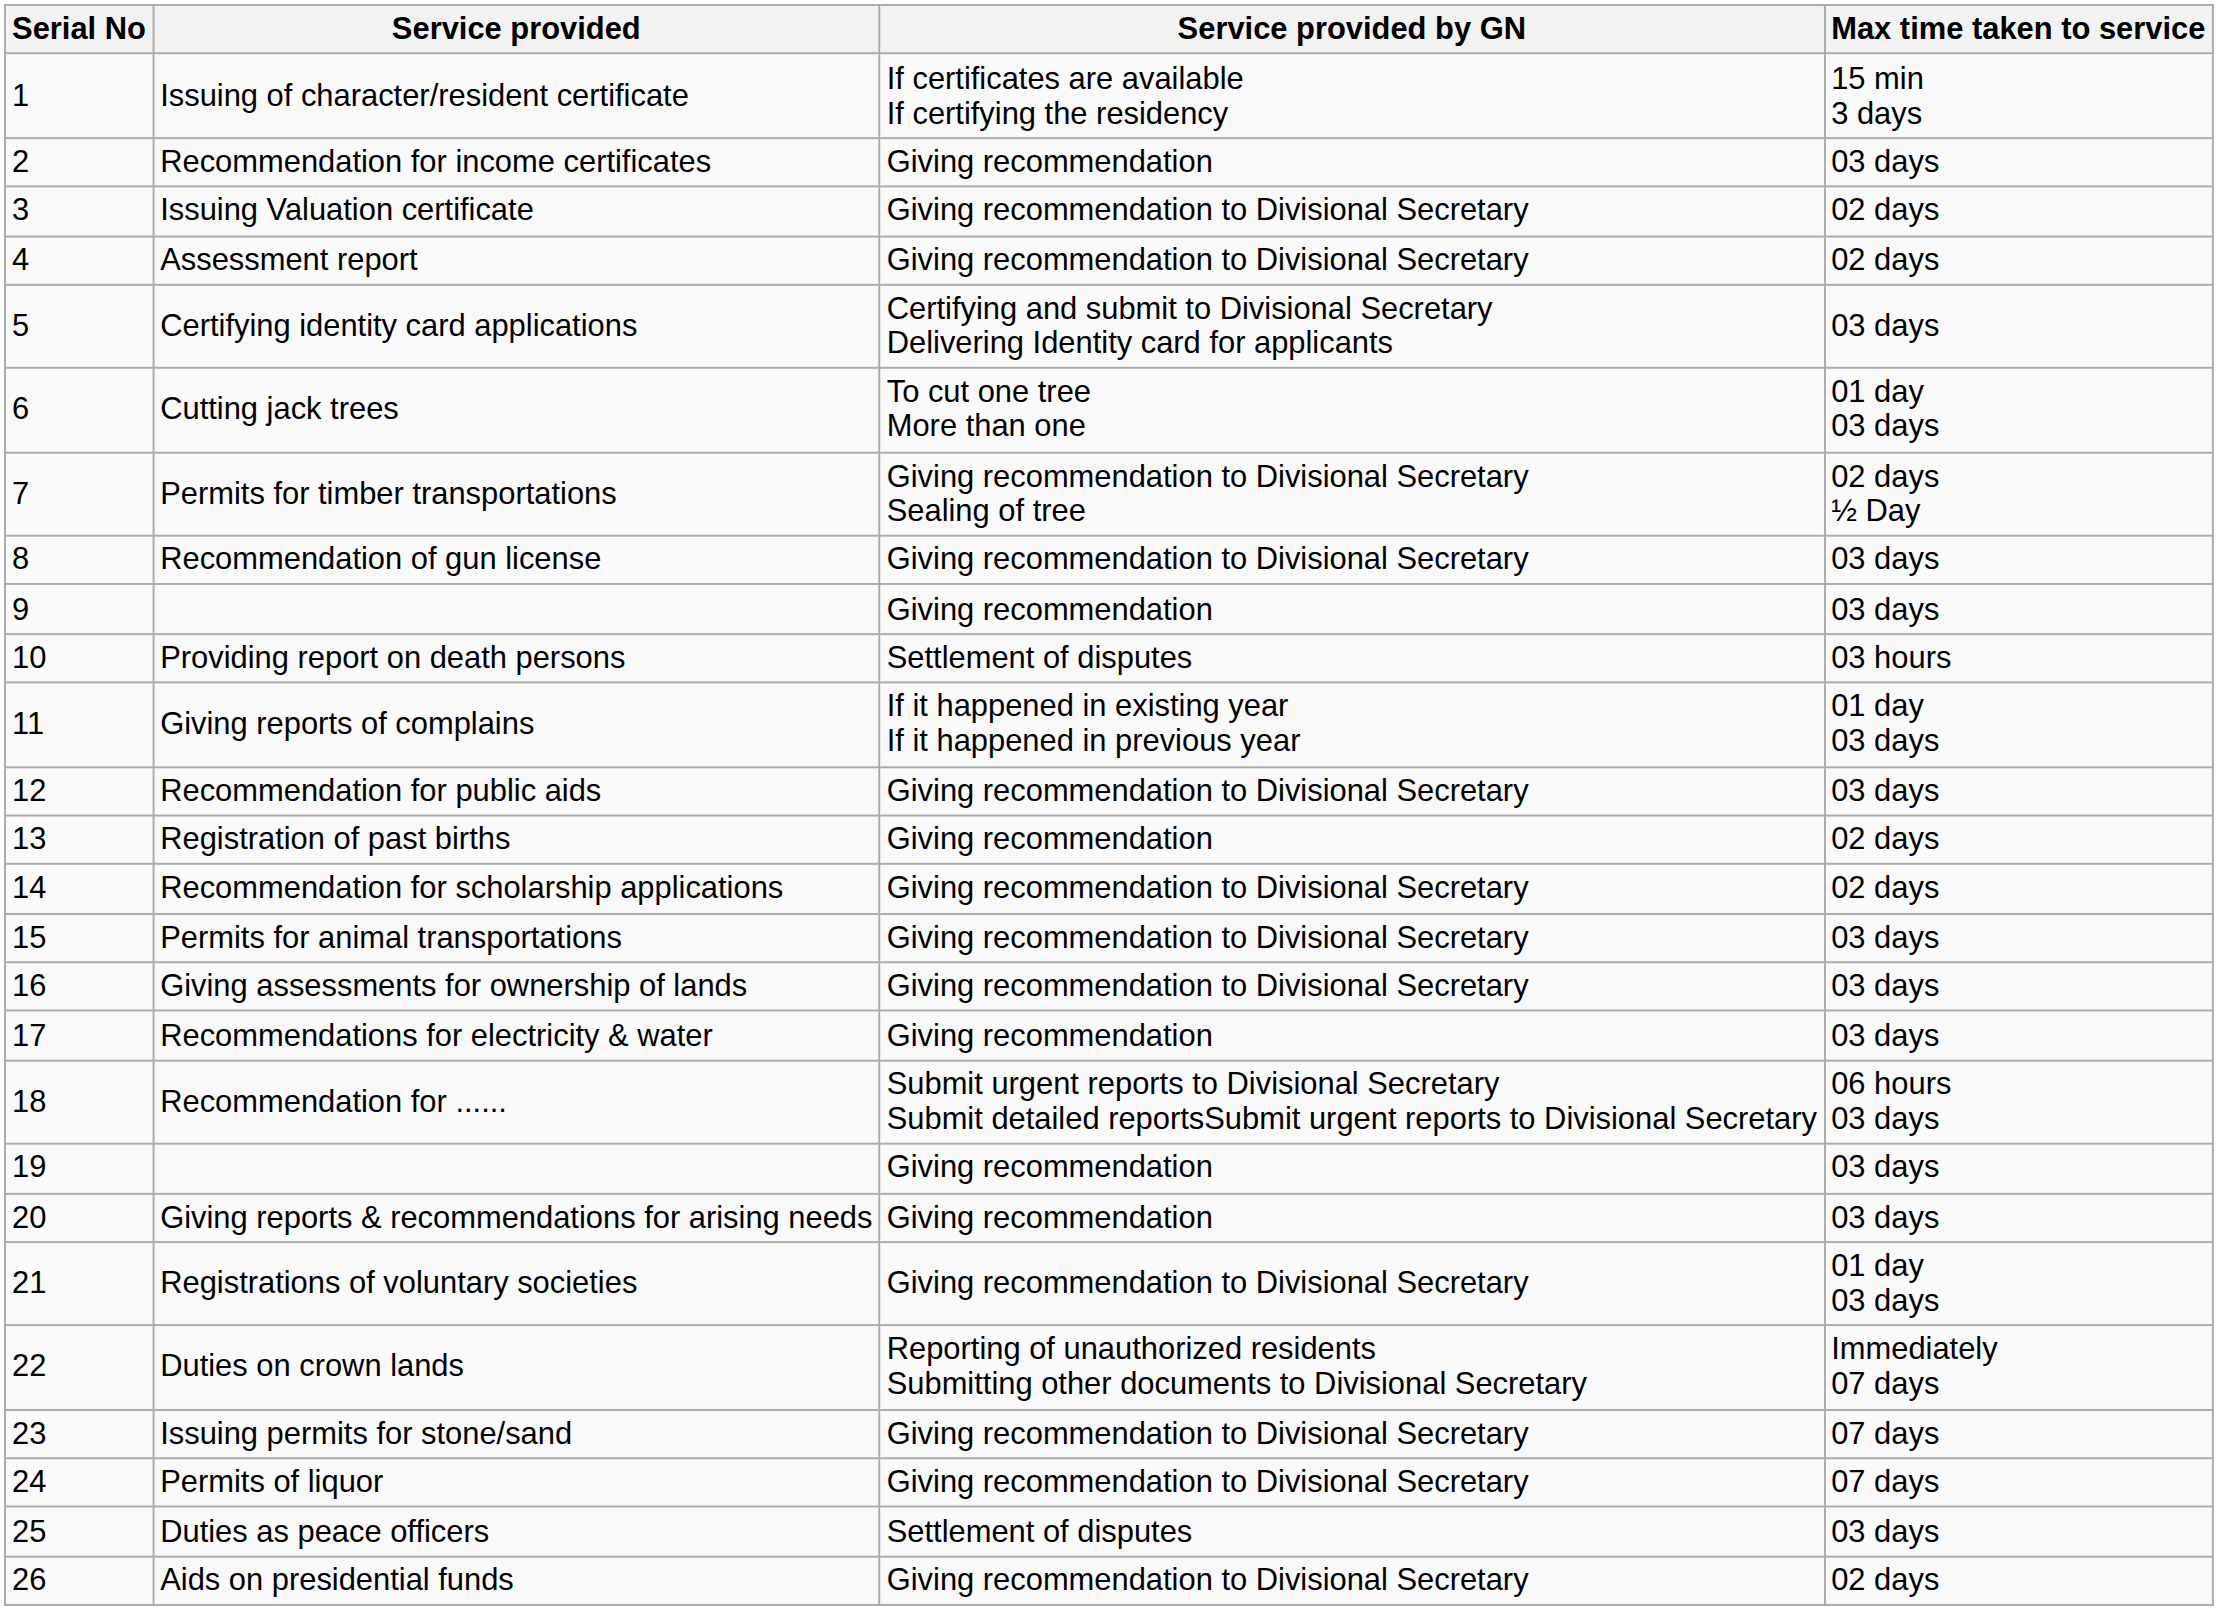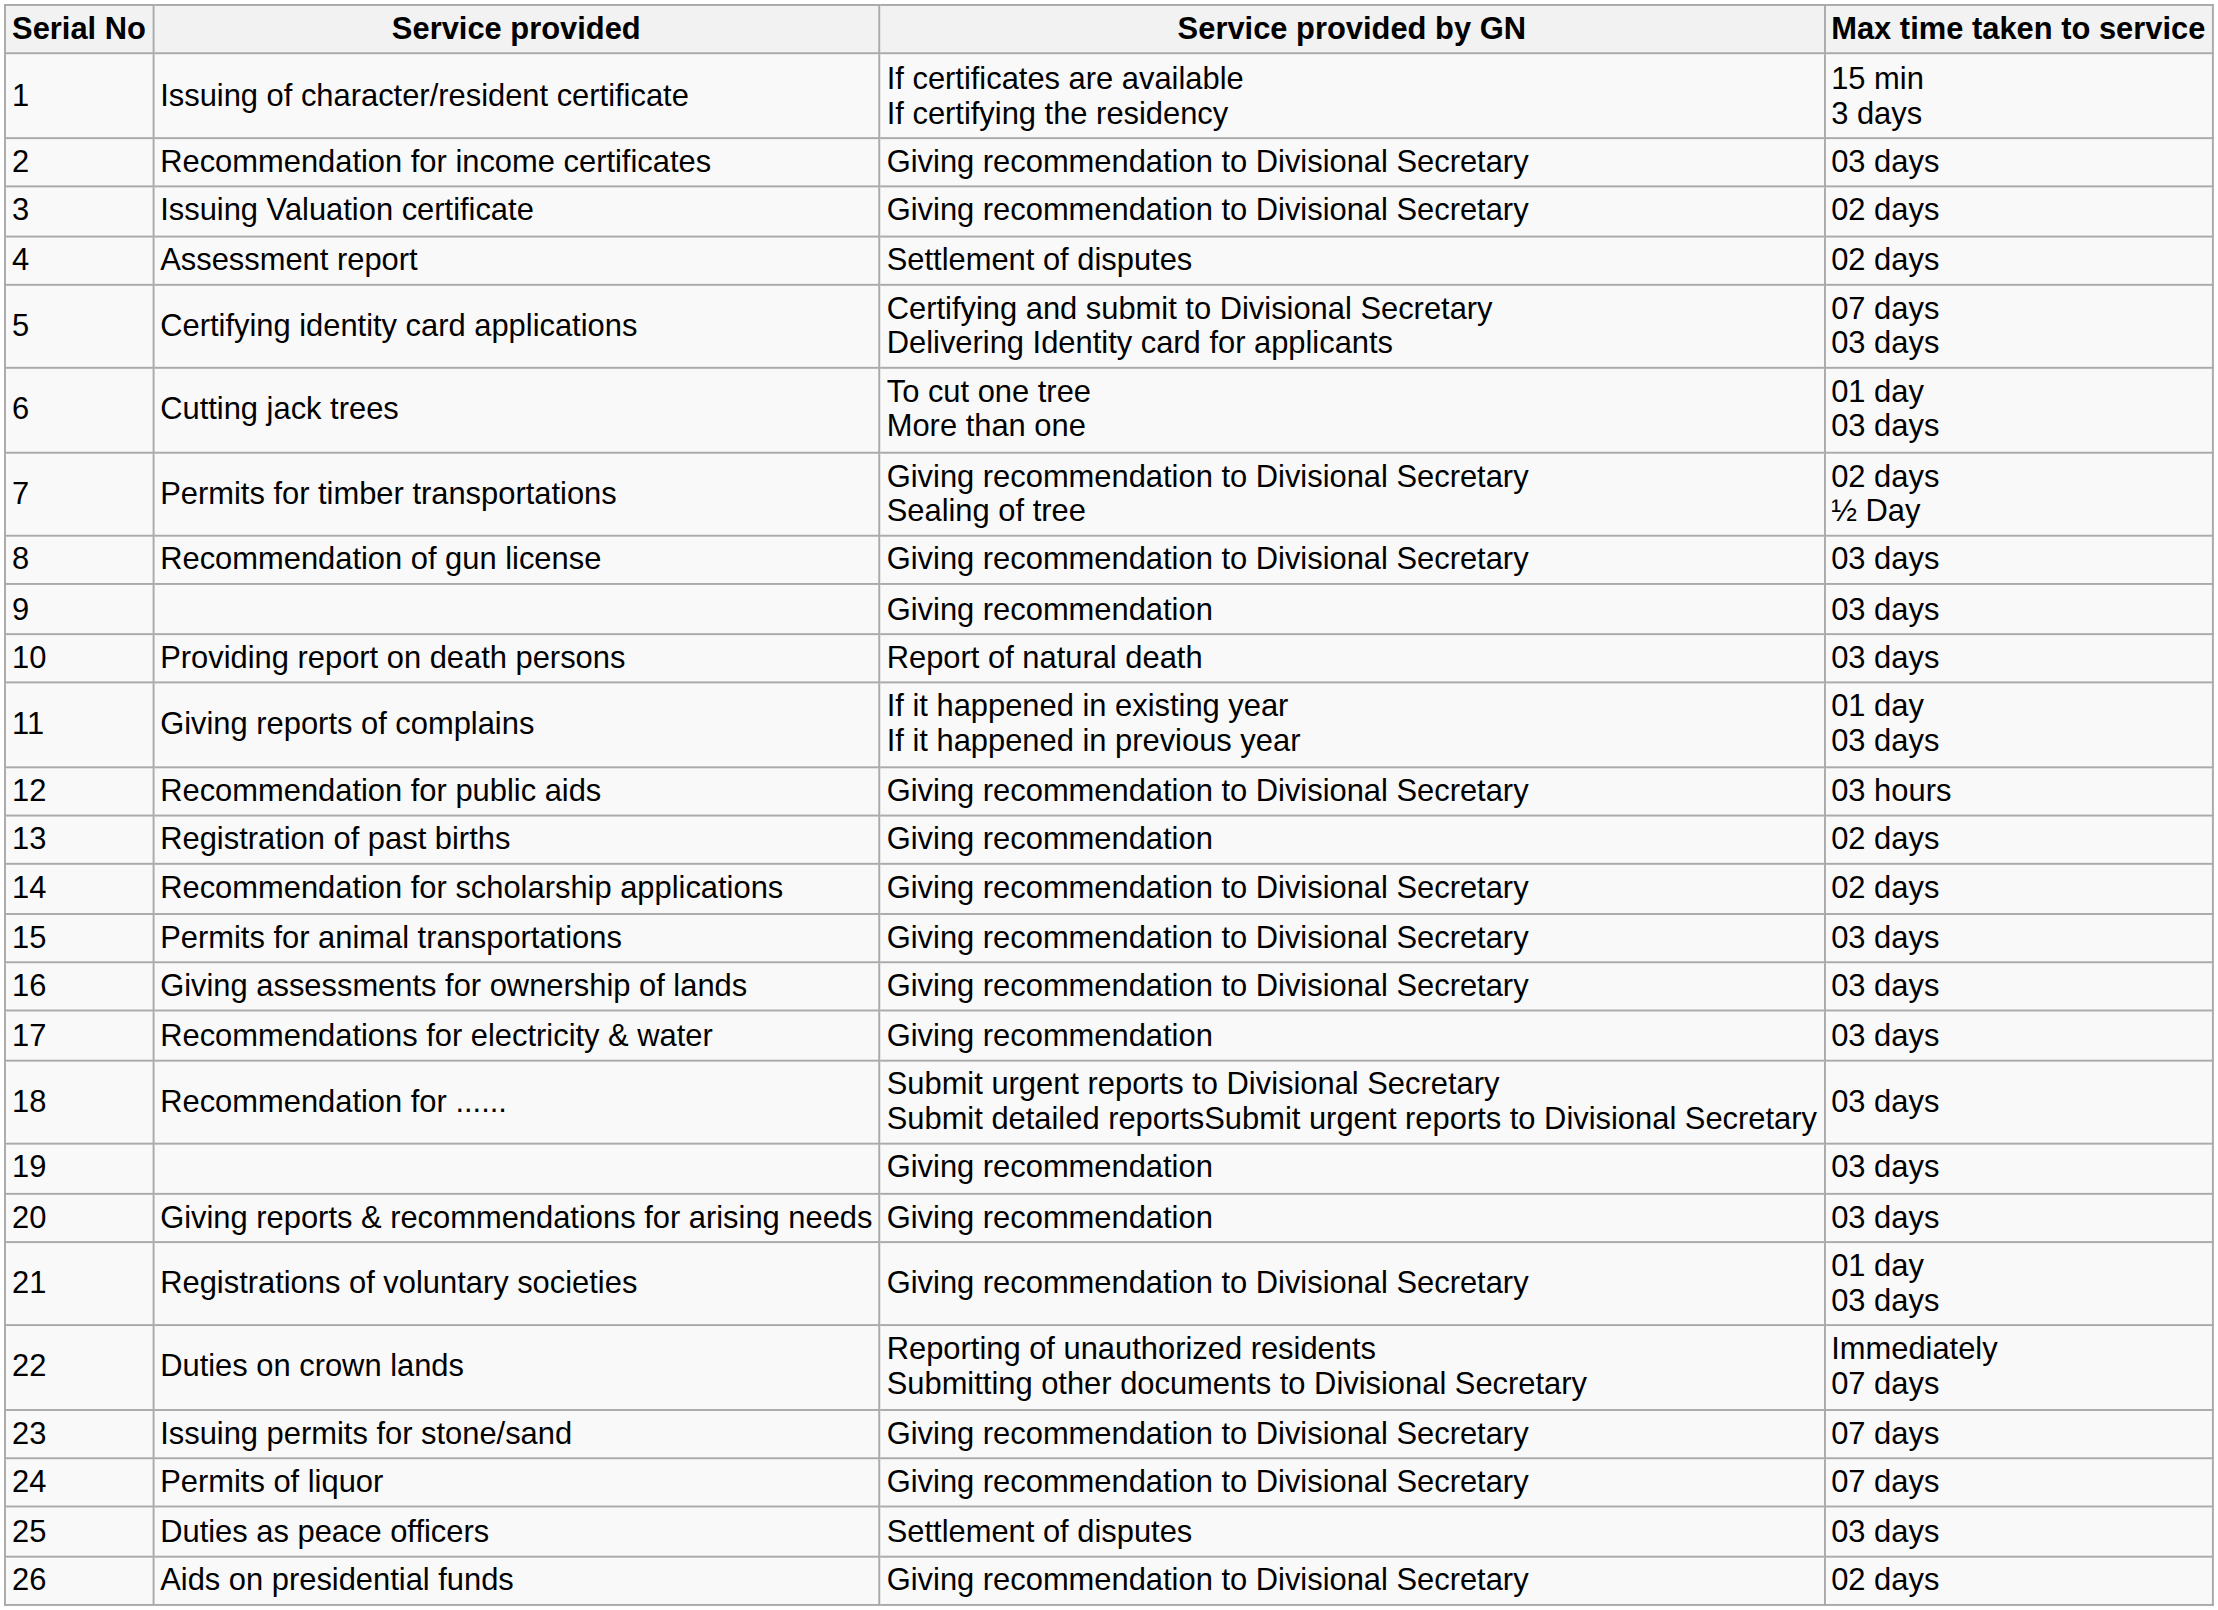(1050, 161) Giving recommendation -> (1208, 161) Giving recommendation to Divisional Secretary
(1208, 259) Giving recommendation to Divisional Secretary -> (1039, 259) Settlement of disputes
(1885, 325) 03 days -> (1885, 325) 07 days 03 days
(1039, 657) Settlement of disputes -> (1045, 657) Report of natural death
(1891, 657) 03 hours -> (1885, 657) 03 days
(1885, 790) 03 days -> (1891, 790) 03 hours
(1891, 1101) 06 hours 03 days -> (1885, 1101) 03 days
